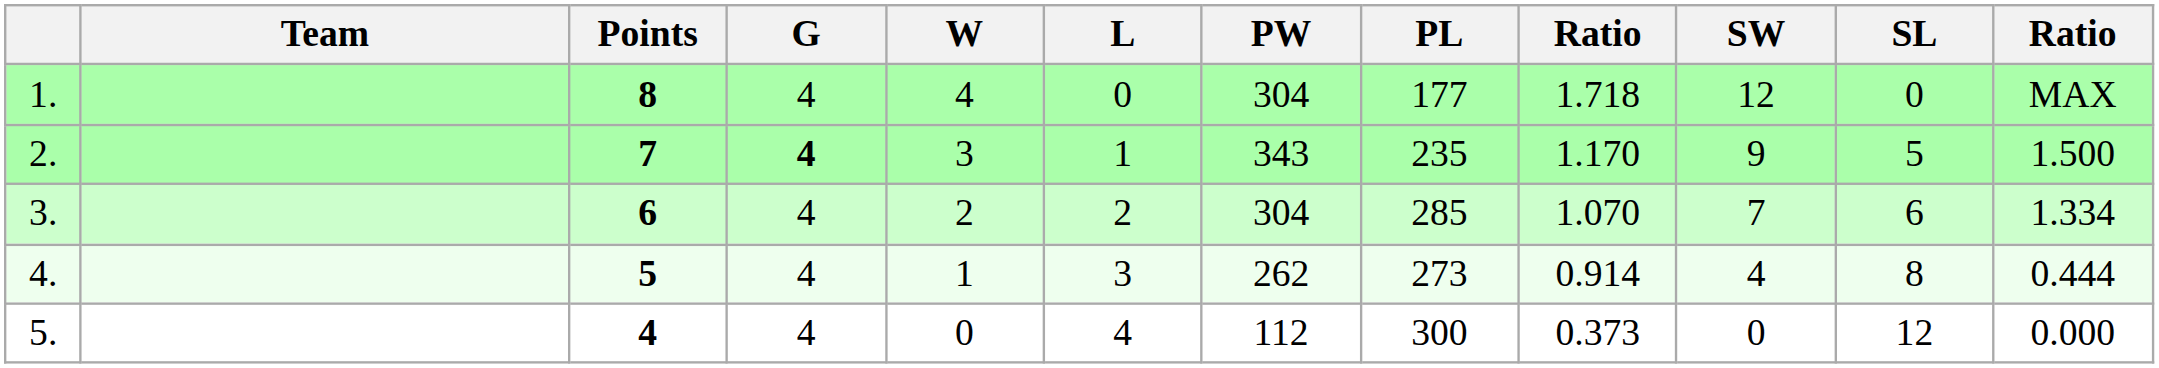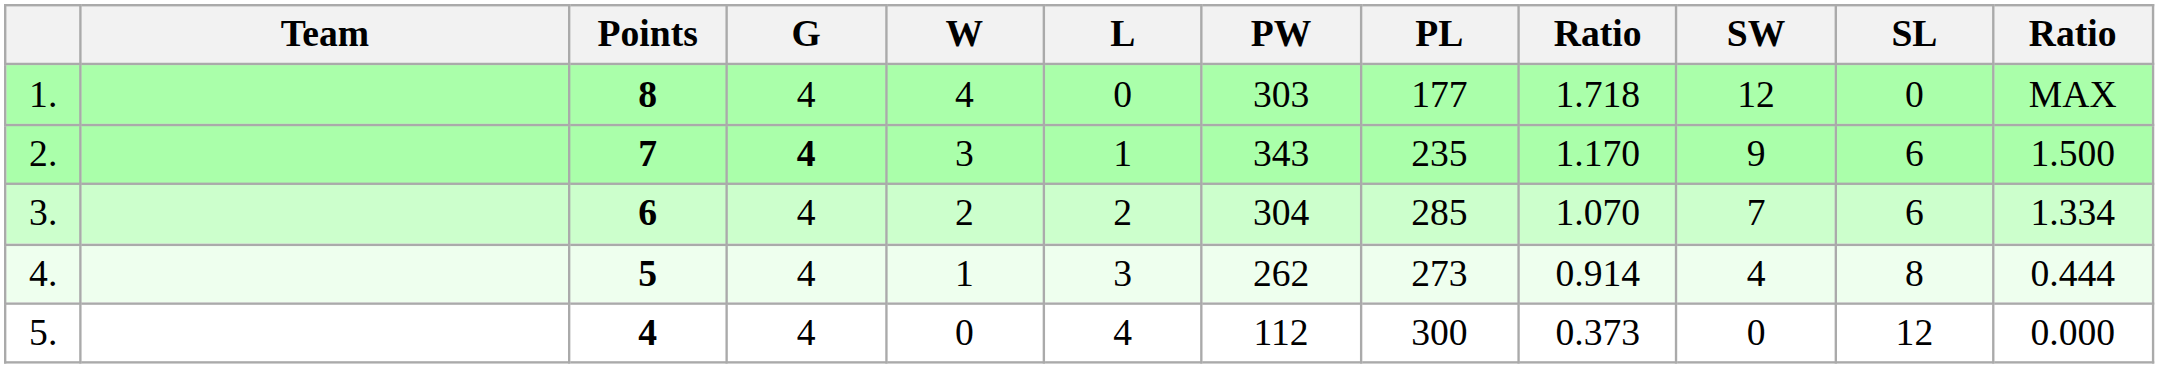(1281, 93) 304 -> (1281, 93) 303
(1914, 153) 5 -> (1914, 153) 6
